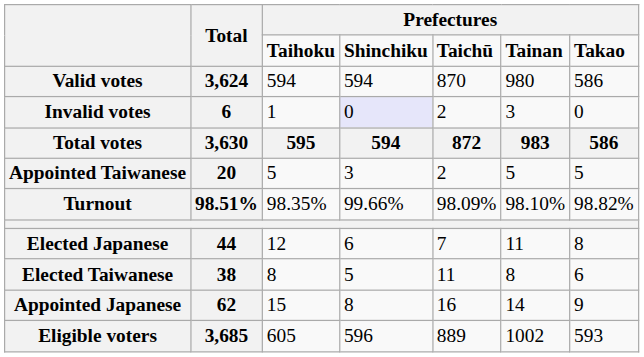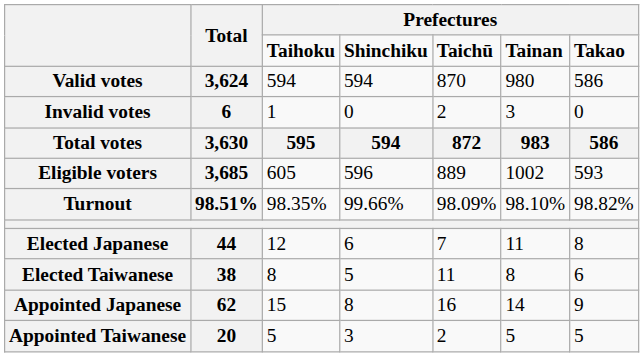(349, 111) lavender background -> (349, 111) no background
rows swapped: (98, 335) <-> (98, 173)
